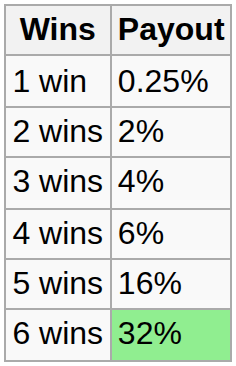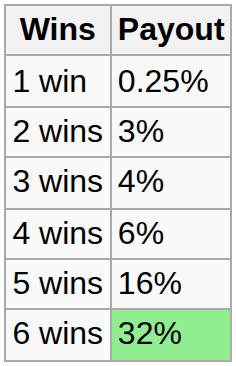(141, 131) 2% -> (141, 131) 3%
